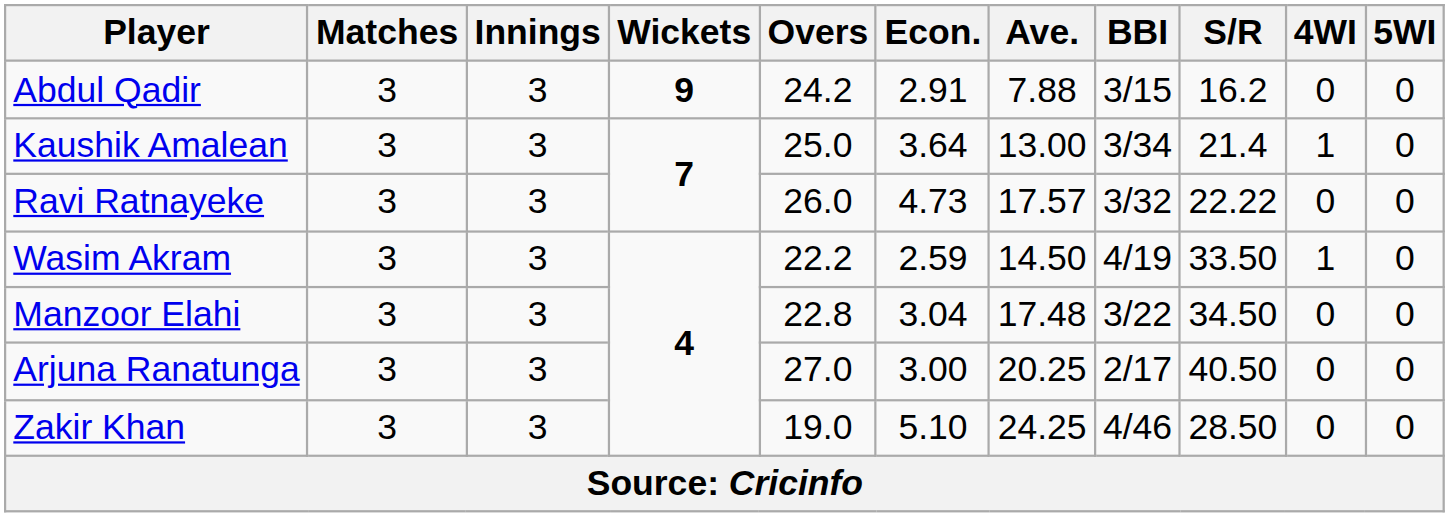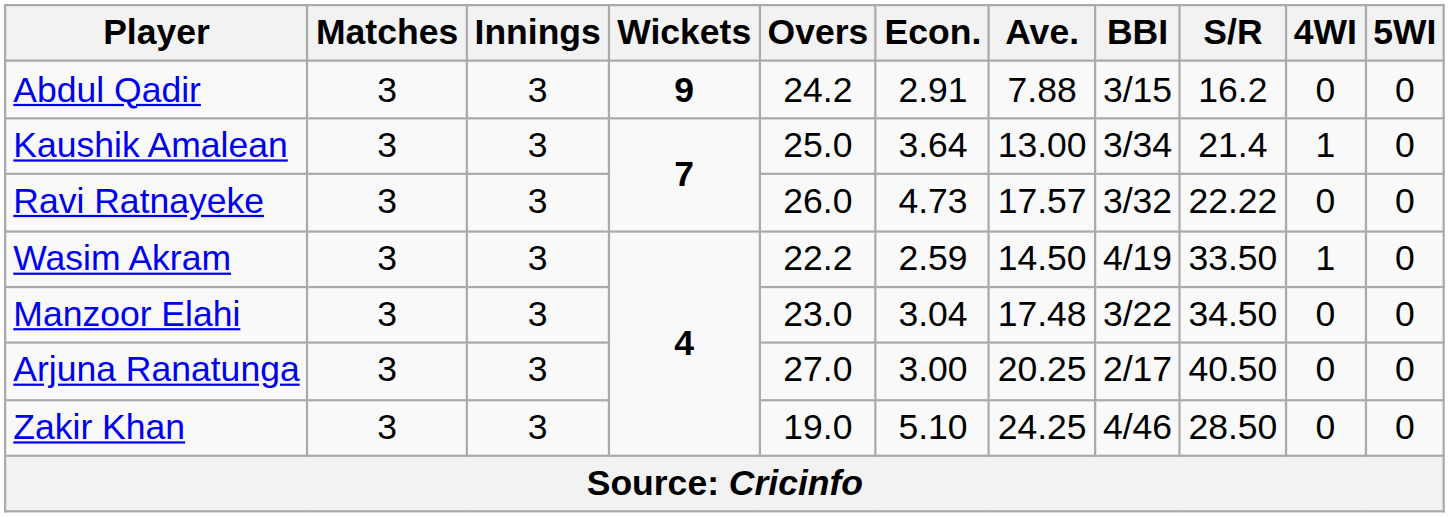(818, 314) 22.8 -> (818, 314) 23.0
